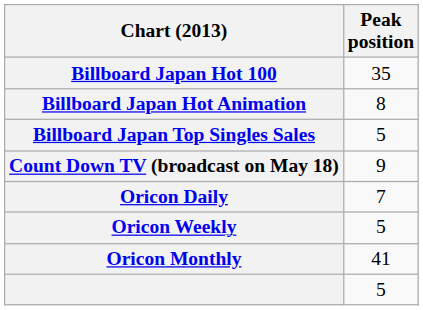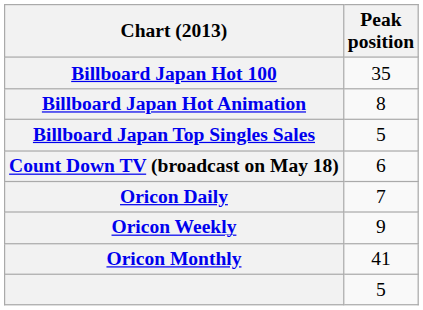(381, 165) 9 -> (381, 165) 6
(381, 227) 5 -> (381, 227) 9
